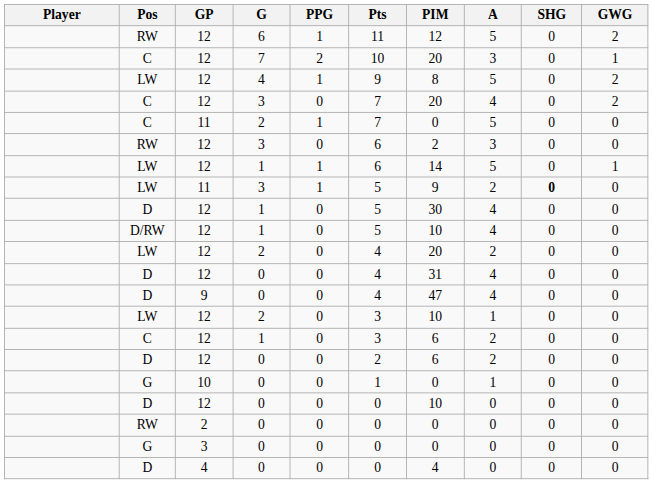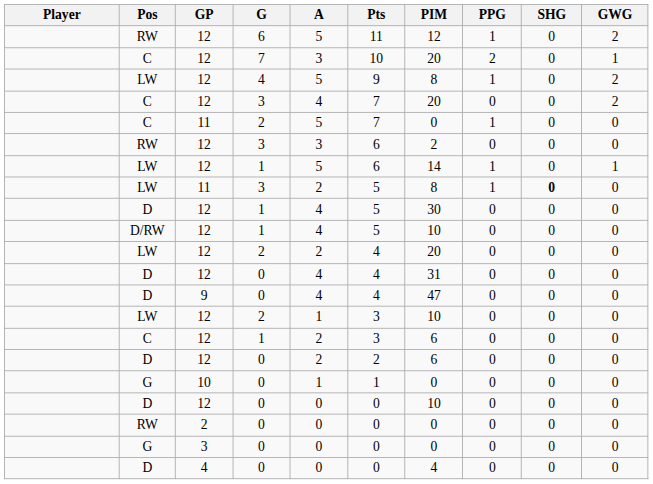columns swapped: (493, 15) <-> (320, 15)
(435, 187) 9 -> (434, 187) 8
